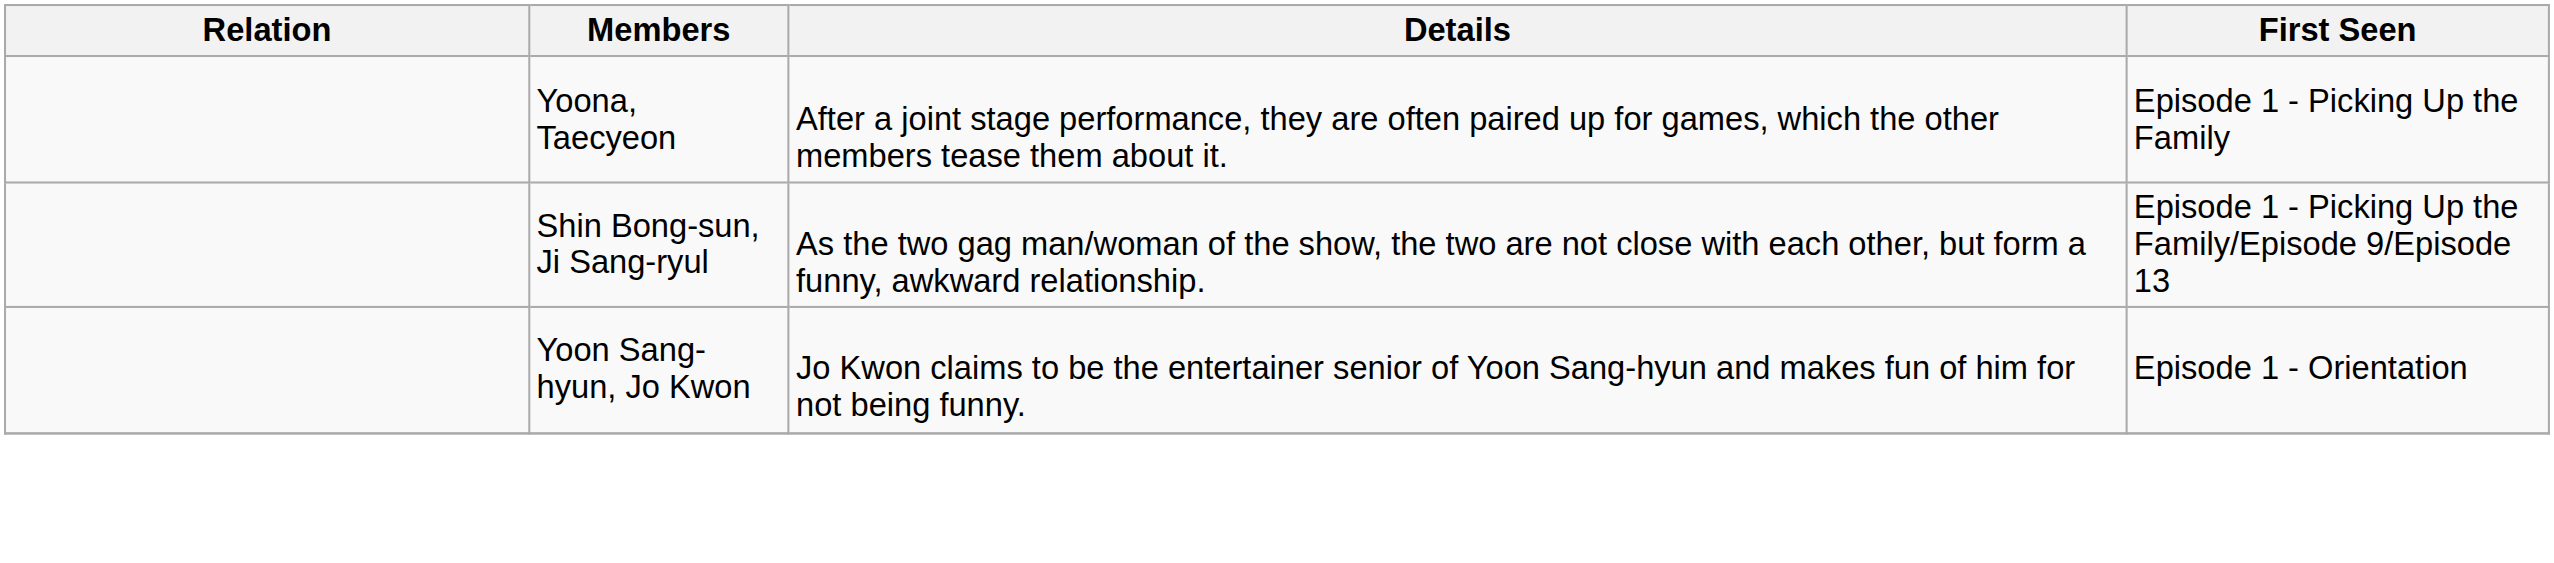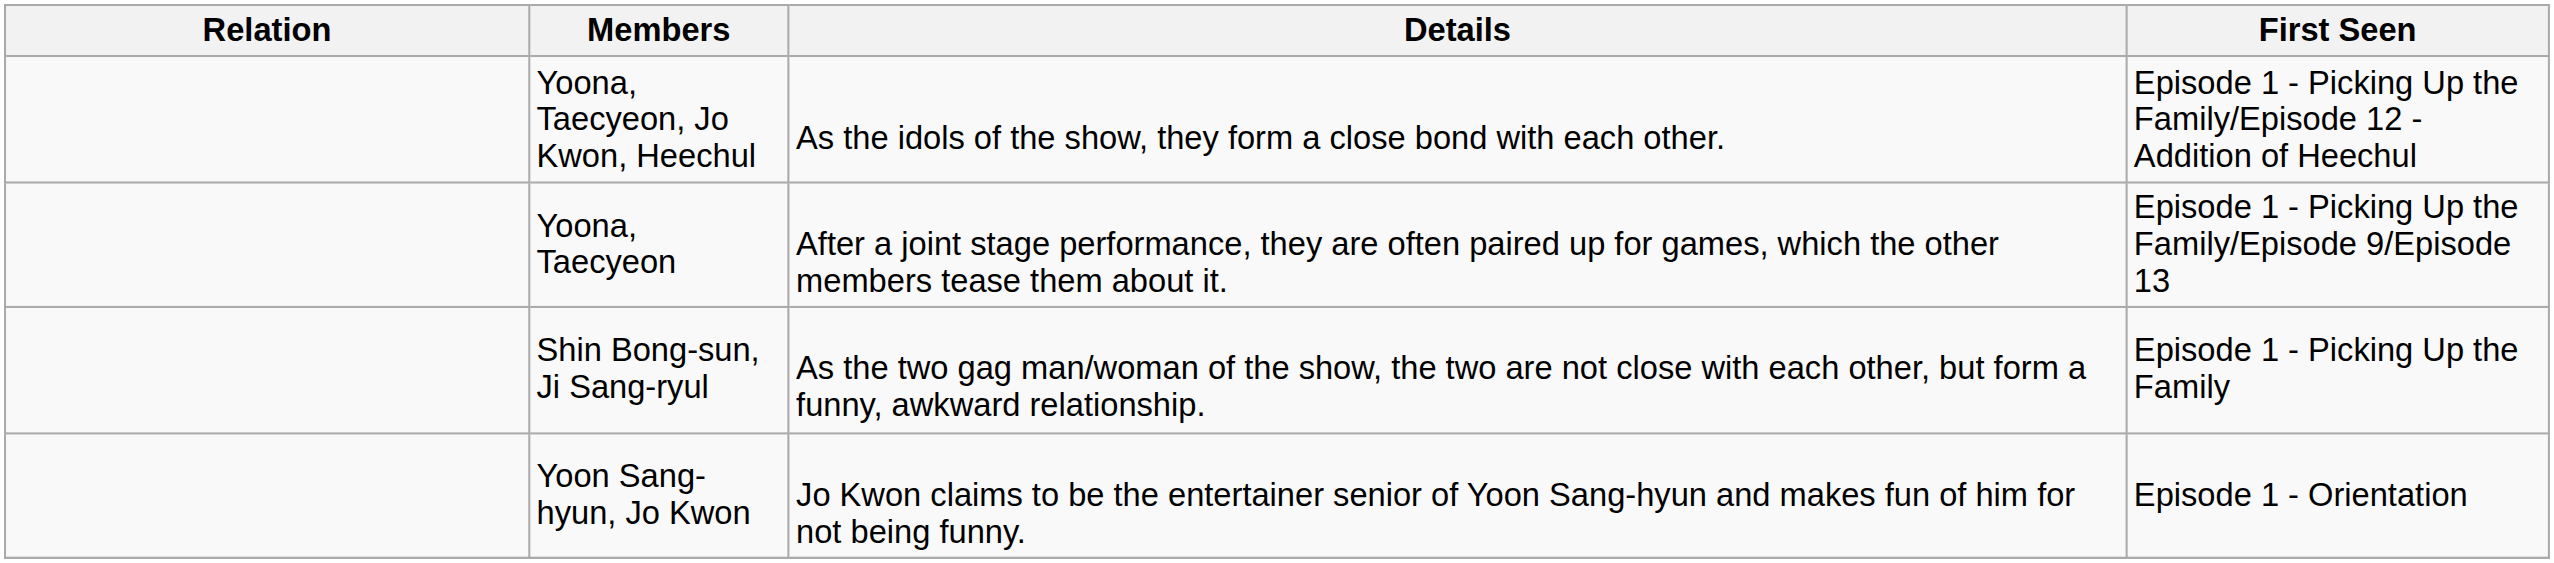+ row: (646, 118)
(2326, 118) Episode 1 - Picking Up the Family -> (2326, 244) Episode 1 - Picking Up the Family/Episode 9/Episode 13
(2326, 244) Episode 1 - Picking Up the Family/Episode 9/Episode 13 -> (2326, 369) Episode 1 - Picking Up the Family
